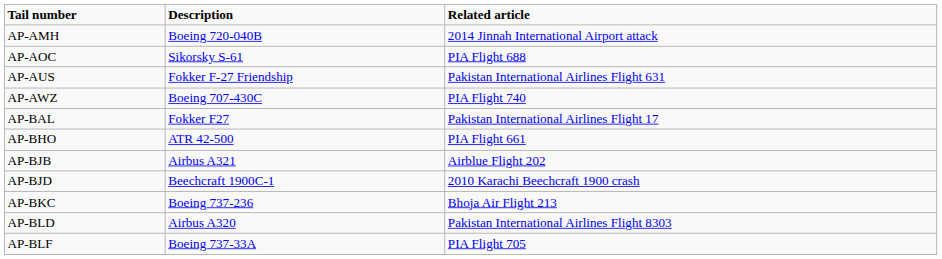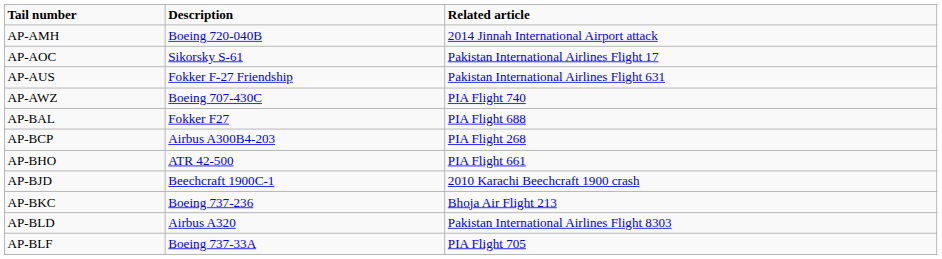(487, 56) PIA Flight 688 -> (553, 56) Pakistan International Airlines Flight 17
(553, 118) Pakistan International Airlines Flight 17 -> (487, 118) PIA Flight 688
+ row: (30, 139)
- row: (29, 160)
